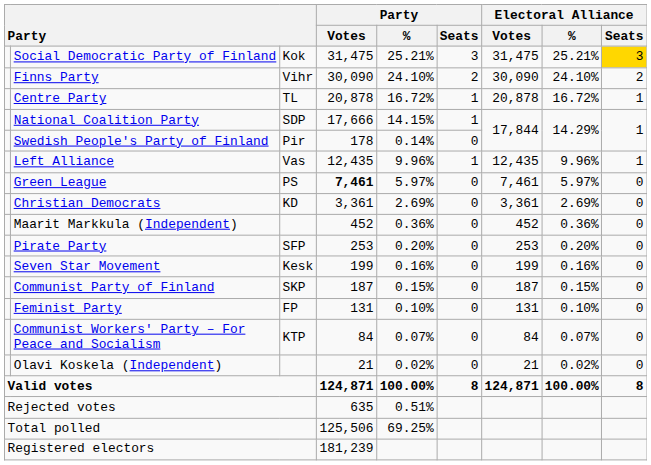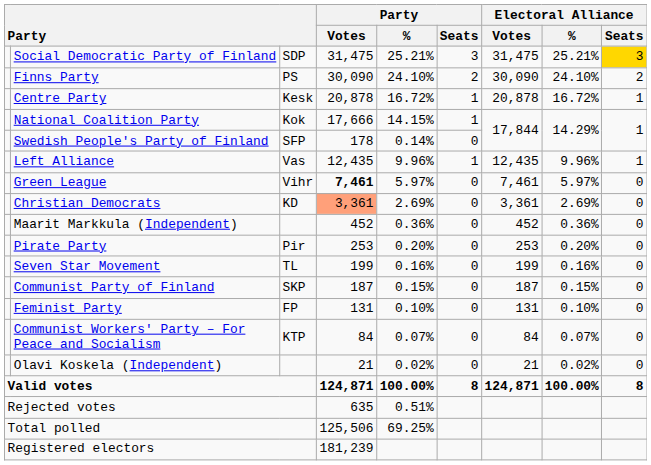(294, 57) Kok -> (294, 57) SDP
(298, 78) Vihr -> (290, 78) PS
(290, 99) TL -> (298, 99) Kesk
(294, 120) SDP -> (294, 120) Kok
(294, 141) Pir -> (294, 141) SFP
(290, 183) PS -> (298, 183) Vihr
(354, 204) no background -> (354, 204) lightsalmon background
(294, 246) SFP -> (294, 246) Pir
(298, 267) Kesk -> (290, 267) TL
